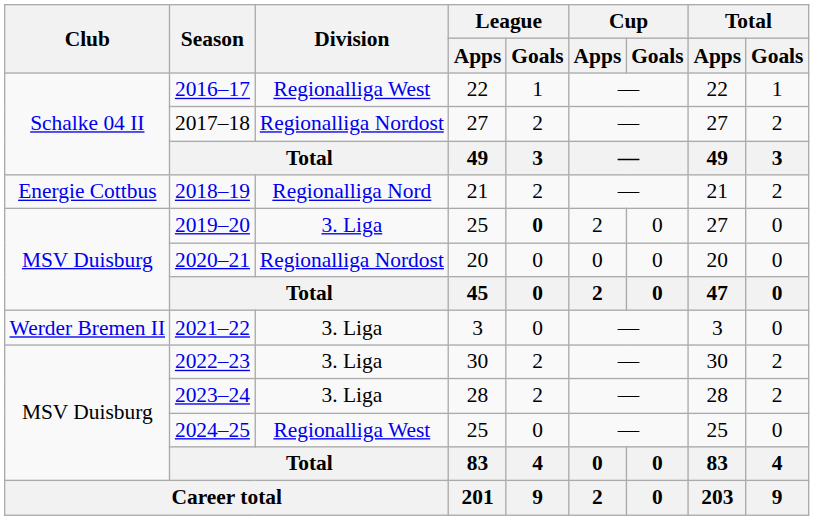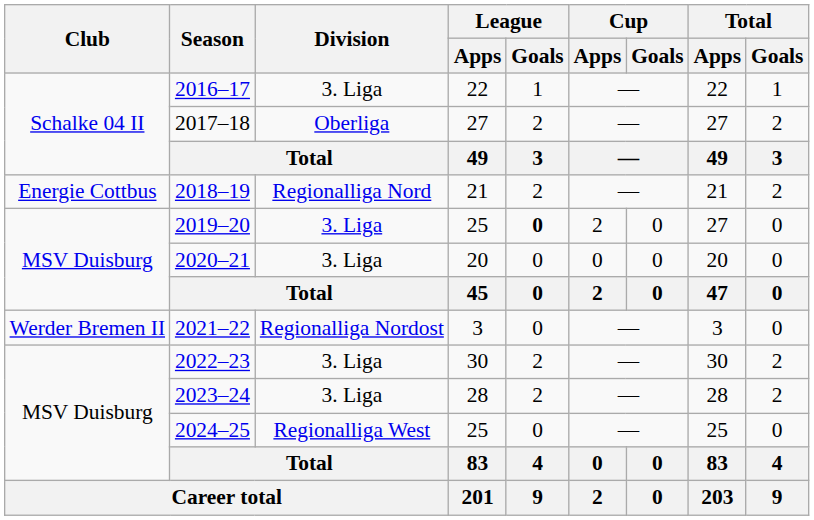(352, 89) Regionalliga West -> (352, 89) 3. Liga
(352, 123) Regionalliga Nordost -> (352, 123) Oberliga
(352, 259) Regionalliga Nordost -> (352, 259) 3. Liga
(352, 327) 3. Liga -> (352, 327) Regionalliga Nordost
